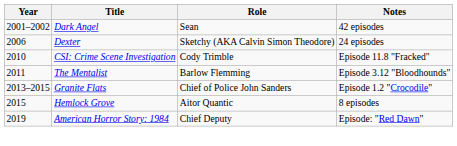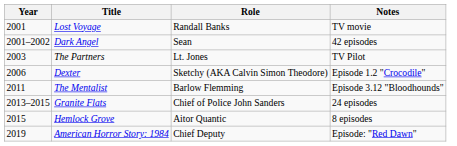+ row: (77, 27)
+ row: (79, 57)
(361, 42) 24 episodes -> (379, 73) Episode 1.2 "Crocodile"
- row: (115, 57)
(385, 88) Episode 1.2 "Crocodile" -> (355, 103) 24 episodes
